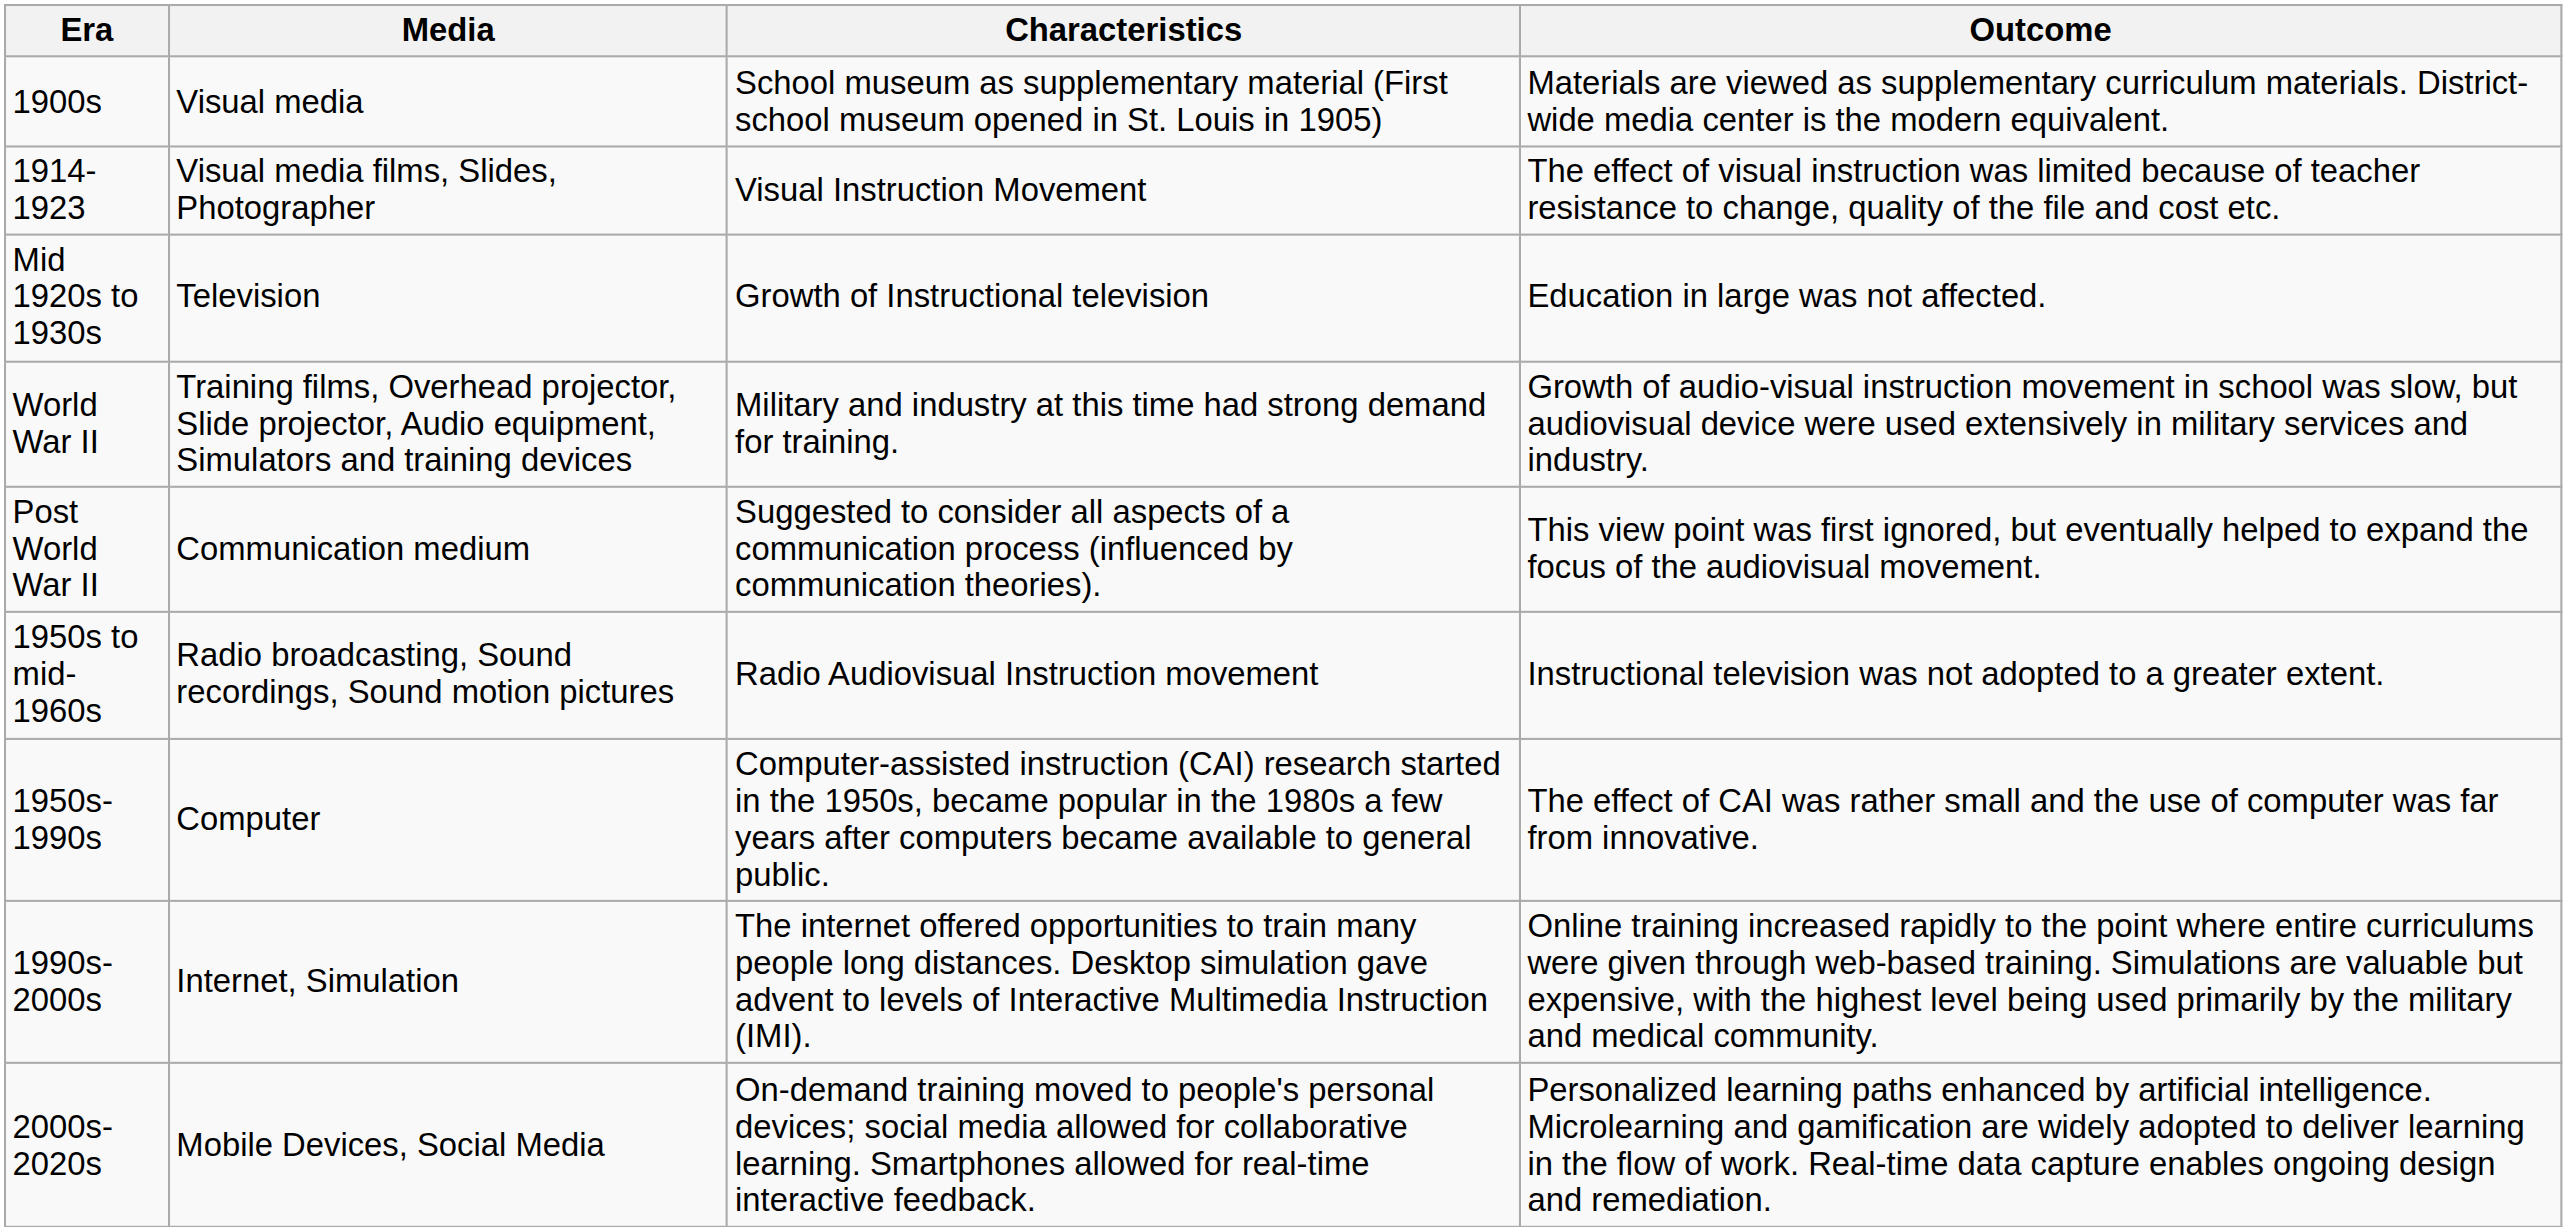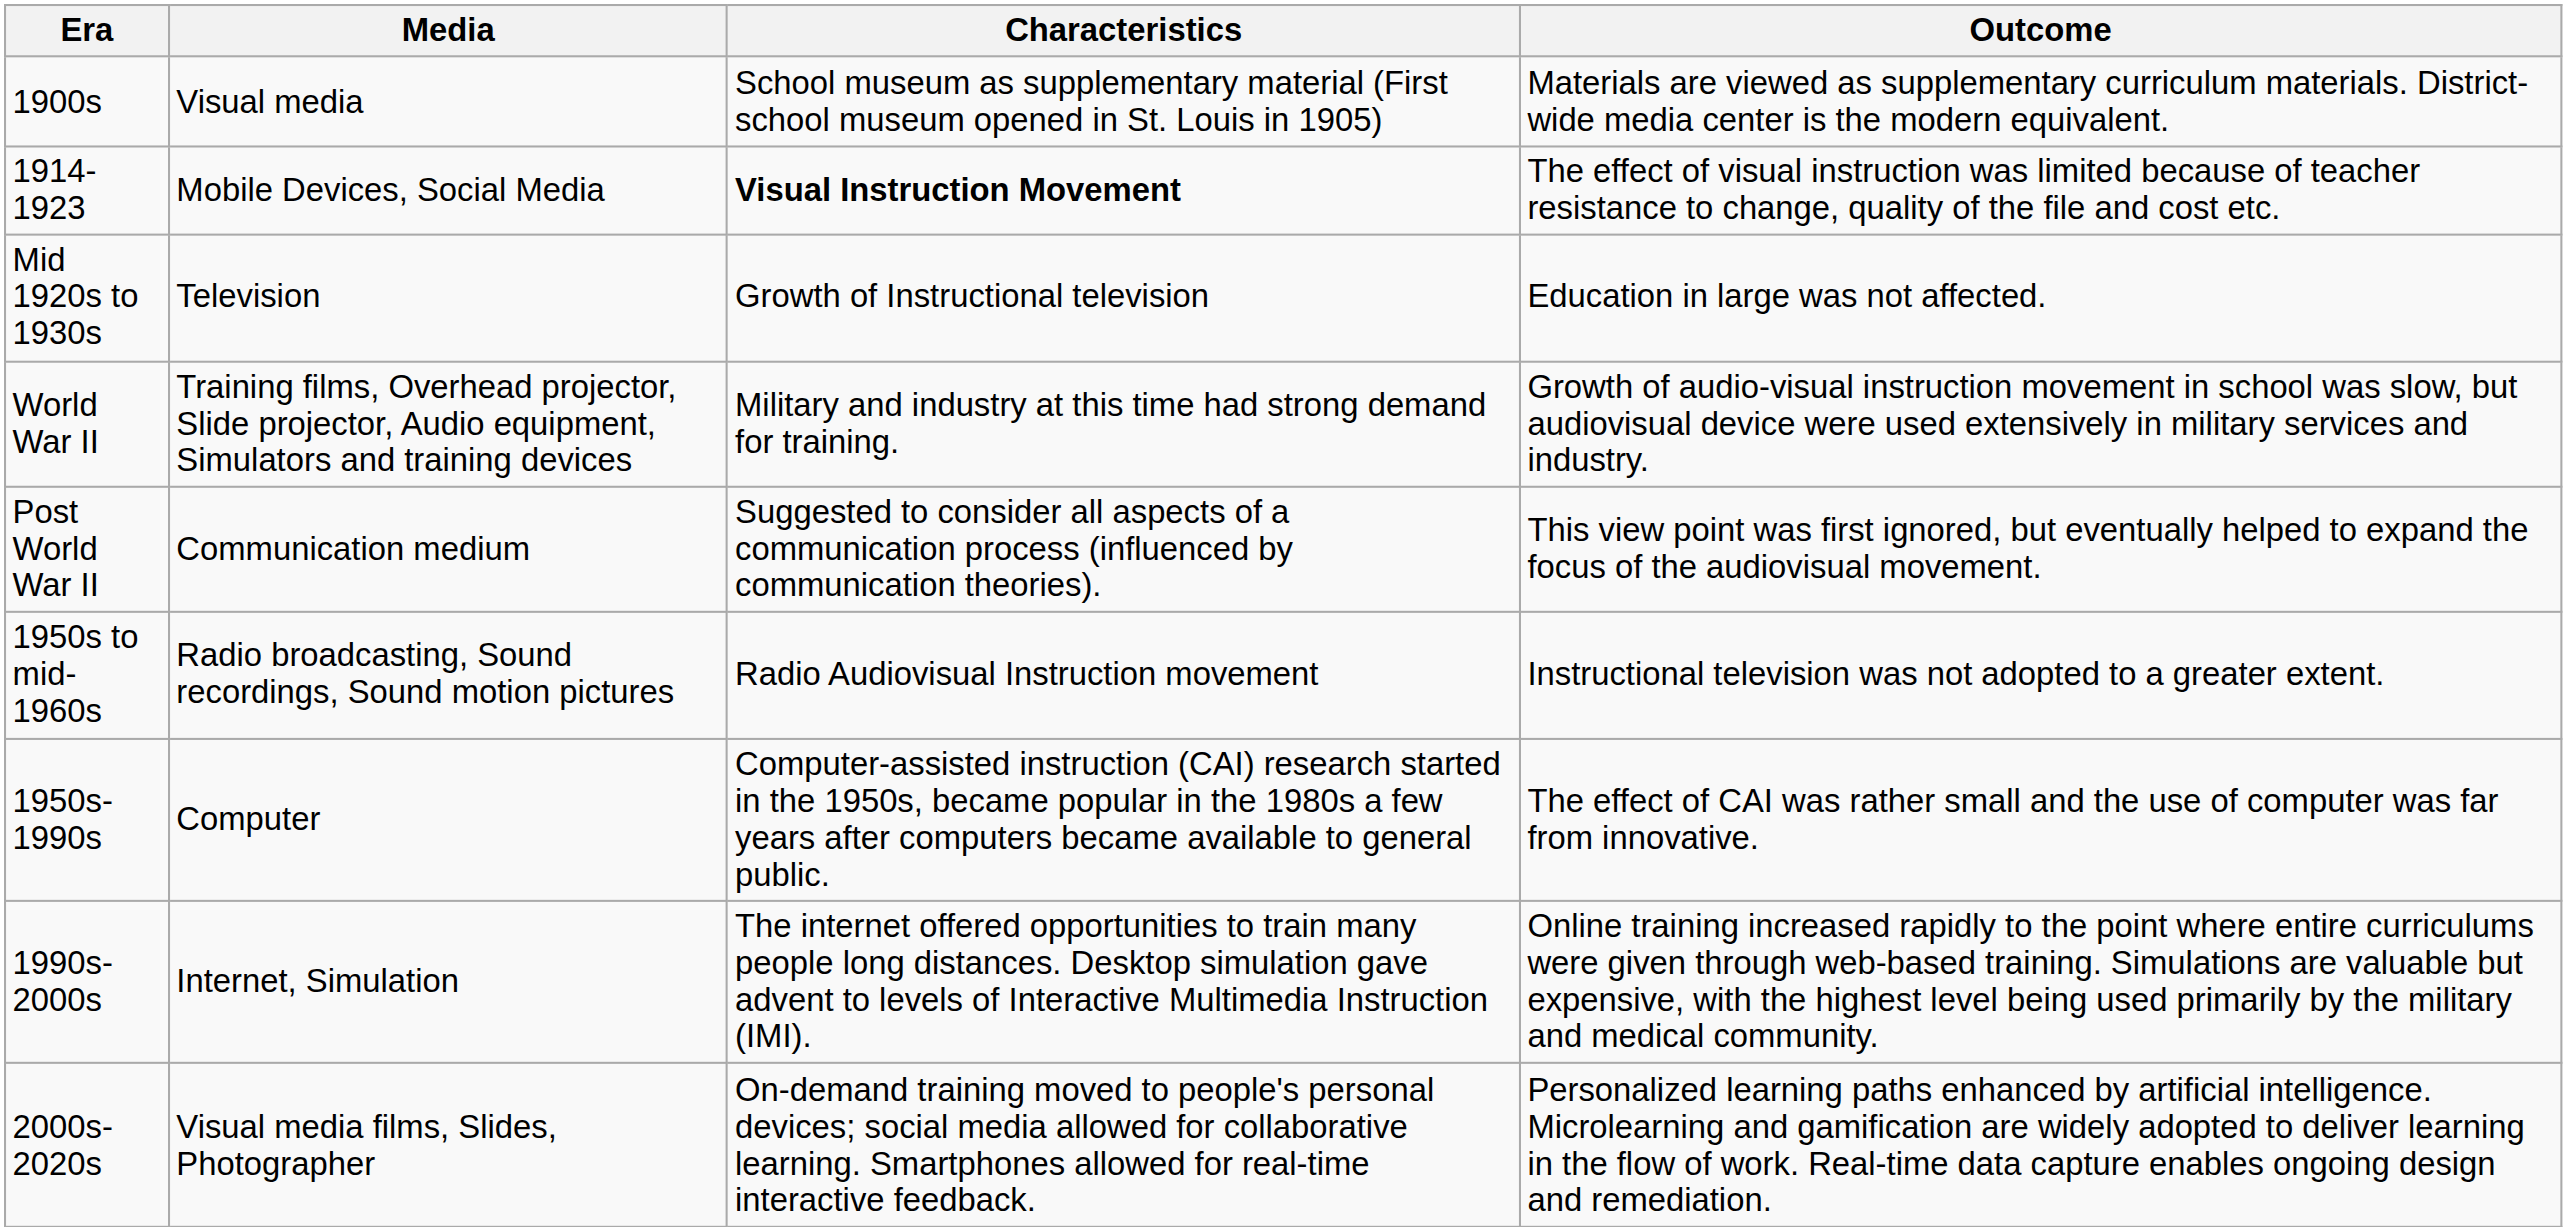(367, 189) Visual media films, Slides, Photographer -> (391, 189) Mobile Devices, Social Media
(941, 189) normal -> (958, 189) bold
(391, 1144) Mobile Devices, Social Media -> (367, 1144) Visual media films, Slides, Photographer
